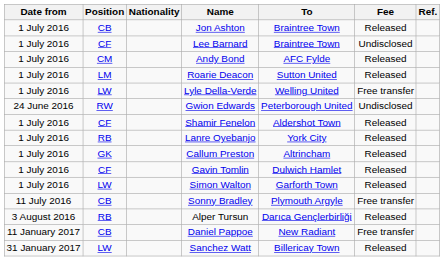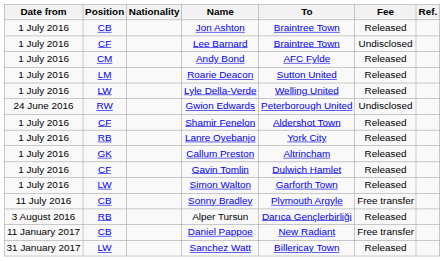(386, 91) Free transfer -> (386, 91) Released
